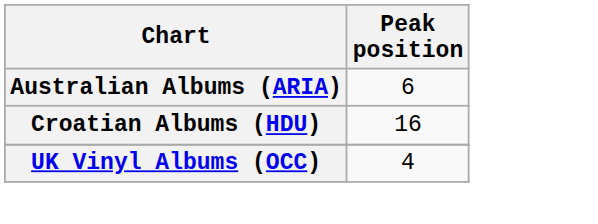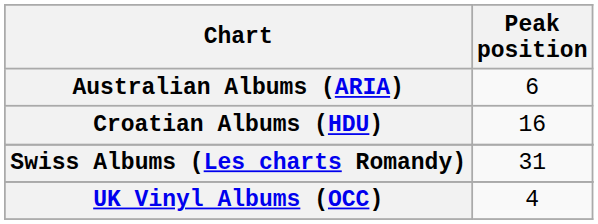+ row: (238, 163)
